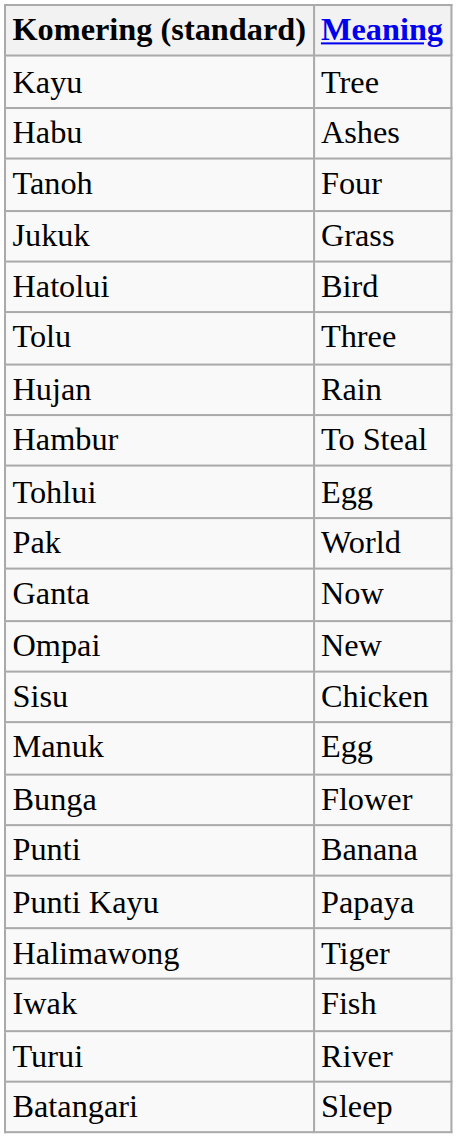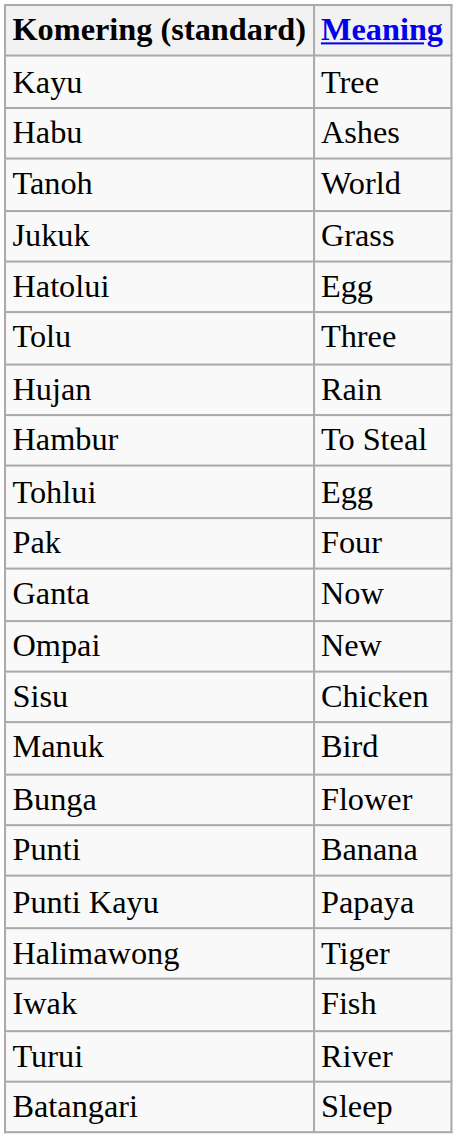(351, 183) Four -> (361, 183) World
(350, 286) Bird -> (347, 286) Egg
(361, 542) World -> (351, 542) Four
(347, 747) Egg -> (350, 747) Bird
